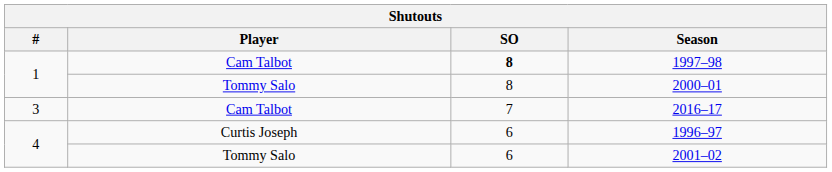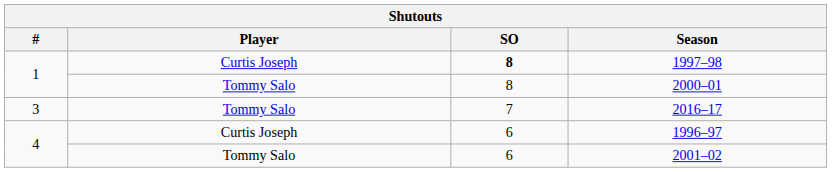(259, 62) Cam Talbot -> (259, 62) Curtis Joseph
(259, 109) Cam Talbot -> (259, 109) Tommy Salo
